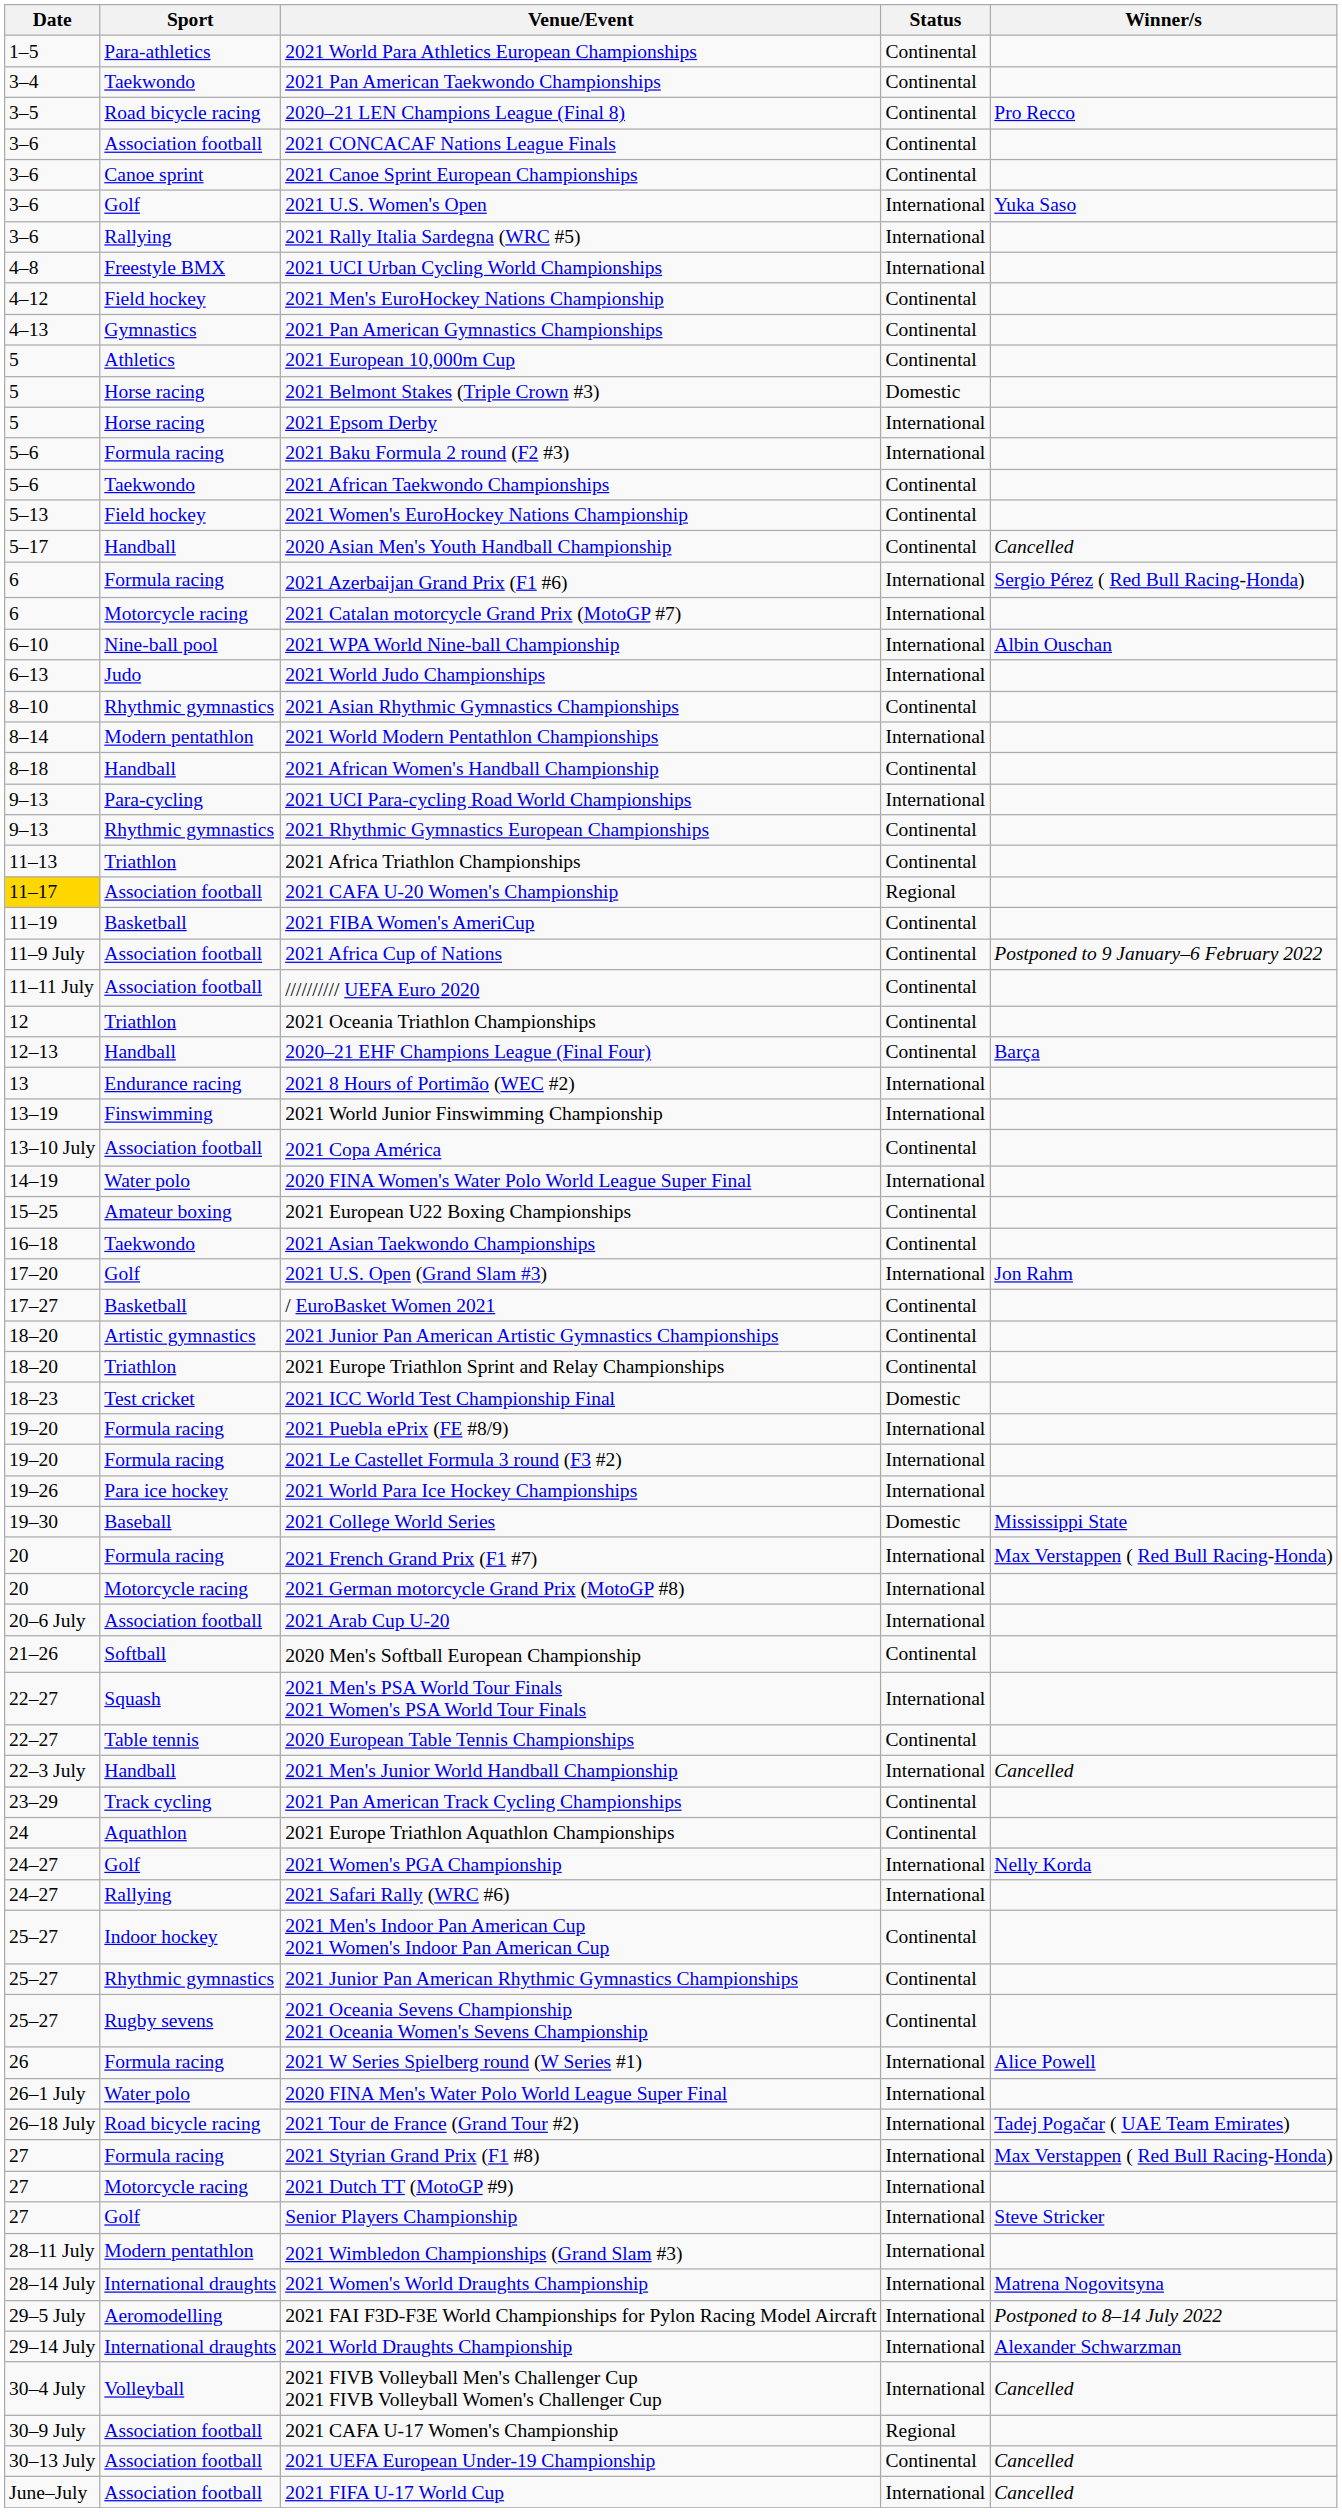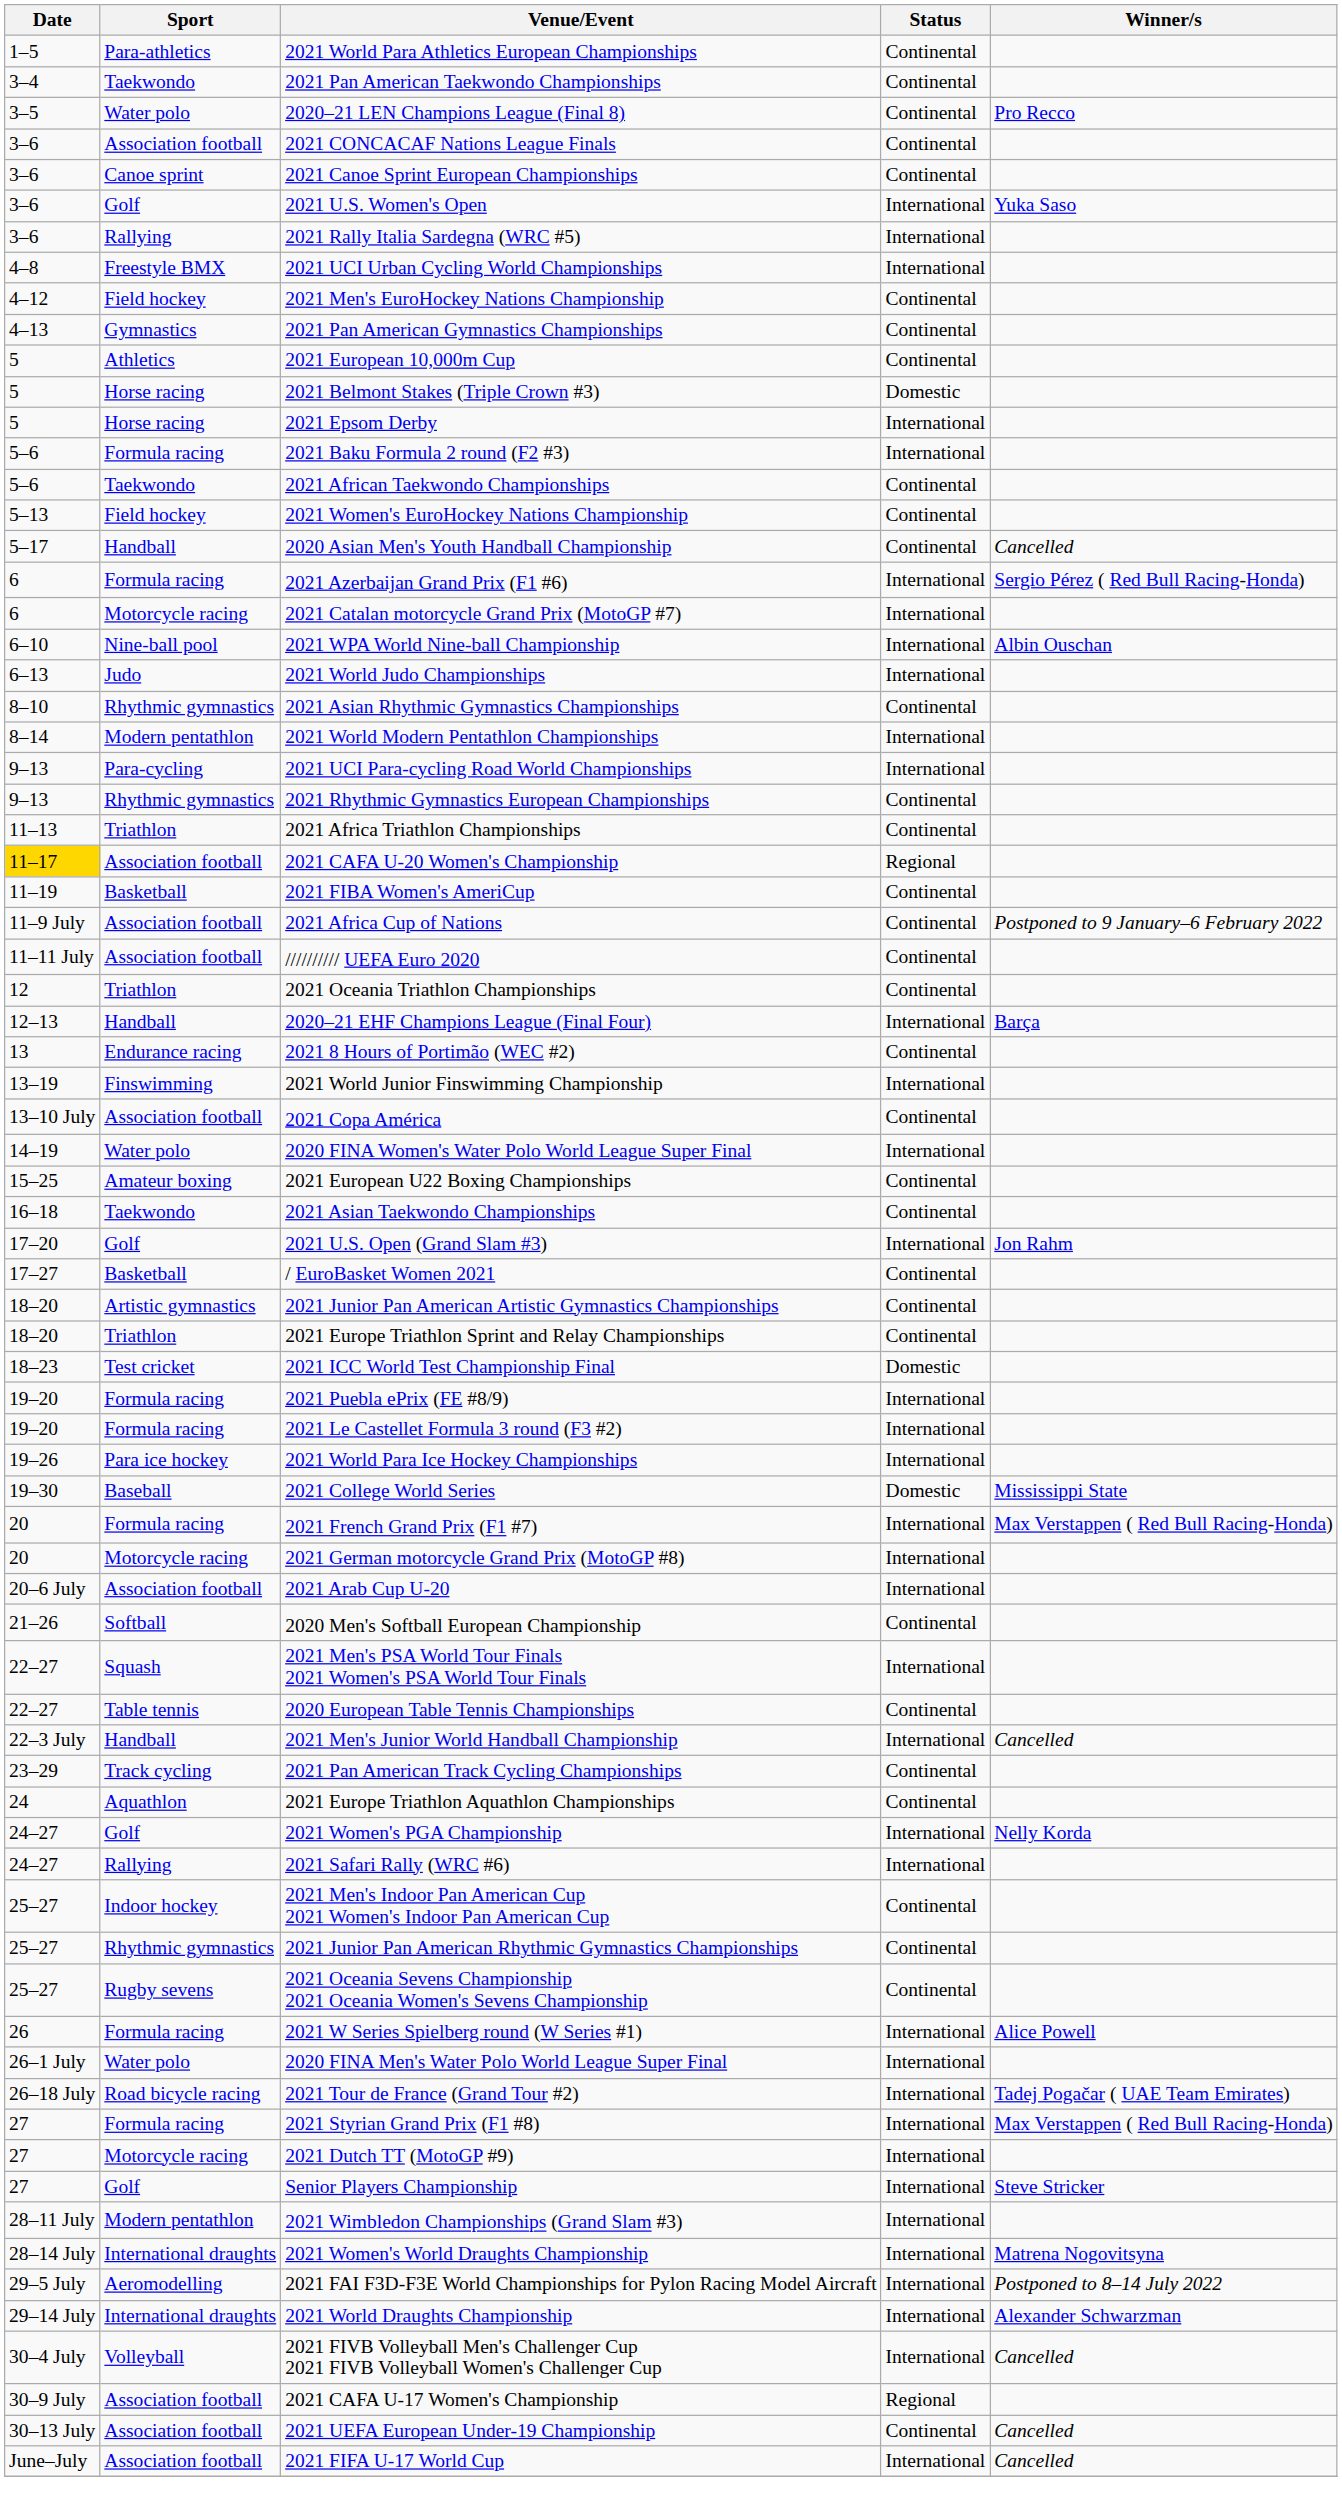(182, 112) Road bicycle racing -> (147, 112) Water polo
- row: (472, 768)
(931, 1052) Continental -> (935, 1021) International
(935, 1083) International -> (931, 1052) Continental
